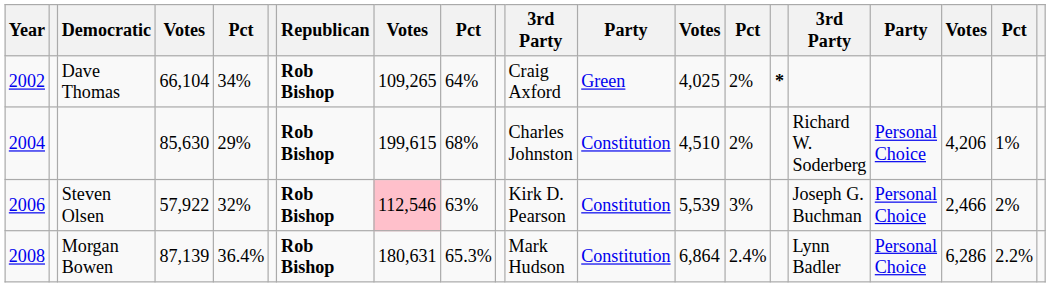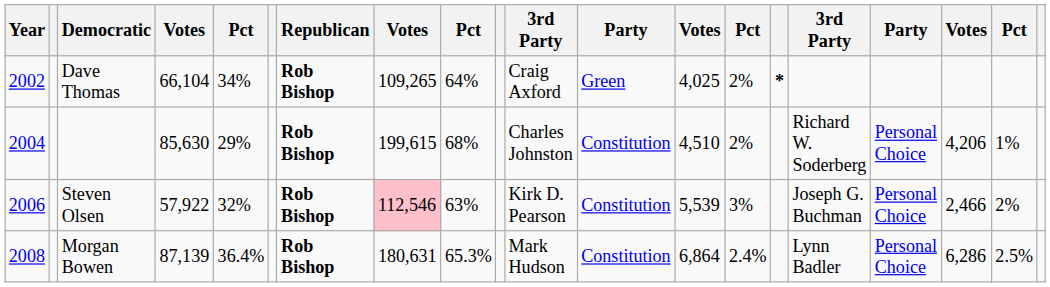(1014, 256) 2.2% -> (1014, 256) 2.5%
